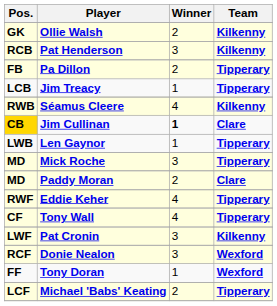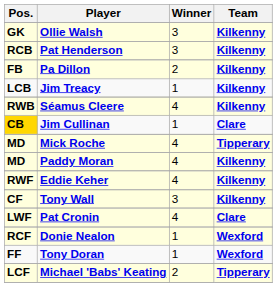(175, 32) 2 -> (175, 32) 3
(243, 69) Tipperary -> (241, 69) Kilkenny
(243, 87) Tipperary -> (241, 87) Kilkenny
(175, 124) bold -> (175, 124) normal
- row: (73, 143)
(175, 161) 3 -> (175, 143) 4
(175, 180) 2 -> (175, 161) 4
(231, 180) Clare -> (241, 161) Kilkenny
(243, 198) Tipperary -> (241, 180) Kilkenny
(175, 217) 4 -> (175, 198) 3
(243, 217) Tipperary -> (241, 198) Kilkenny
(175, 236) 3 -> (175, 217) 4
(241, 236) Kilkenny -> (231, 217) Clare
(175, 254) 3 -> (175, 236) 1
